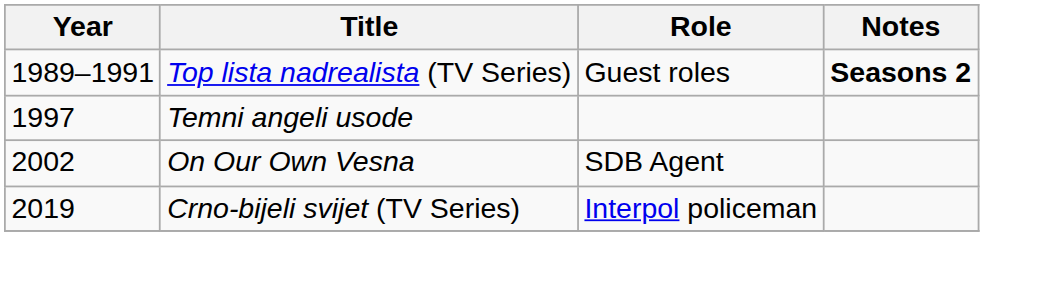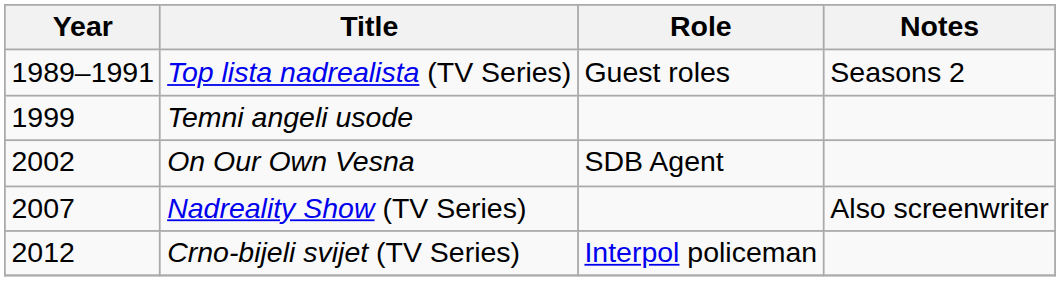(901, 72) bold -> (898, 72) normal
(43, 117) 1997 -> (43, 117) 1999
+ row: (347, 207)
(43, 207) 2019 -> (43, 252) 2012
